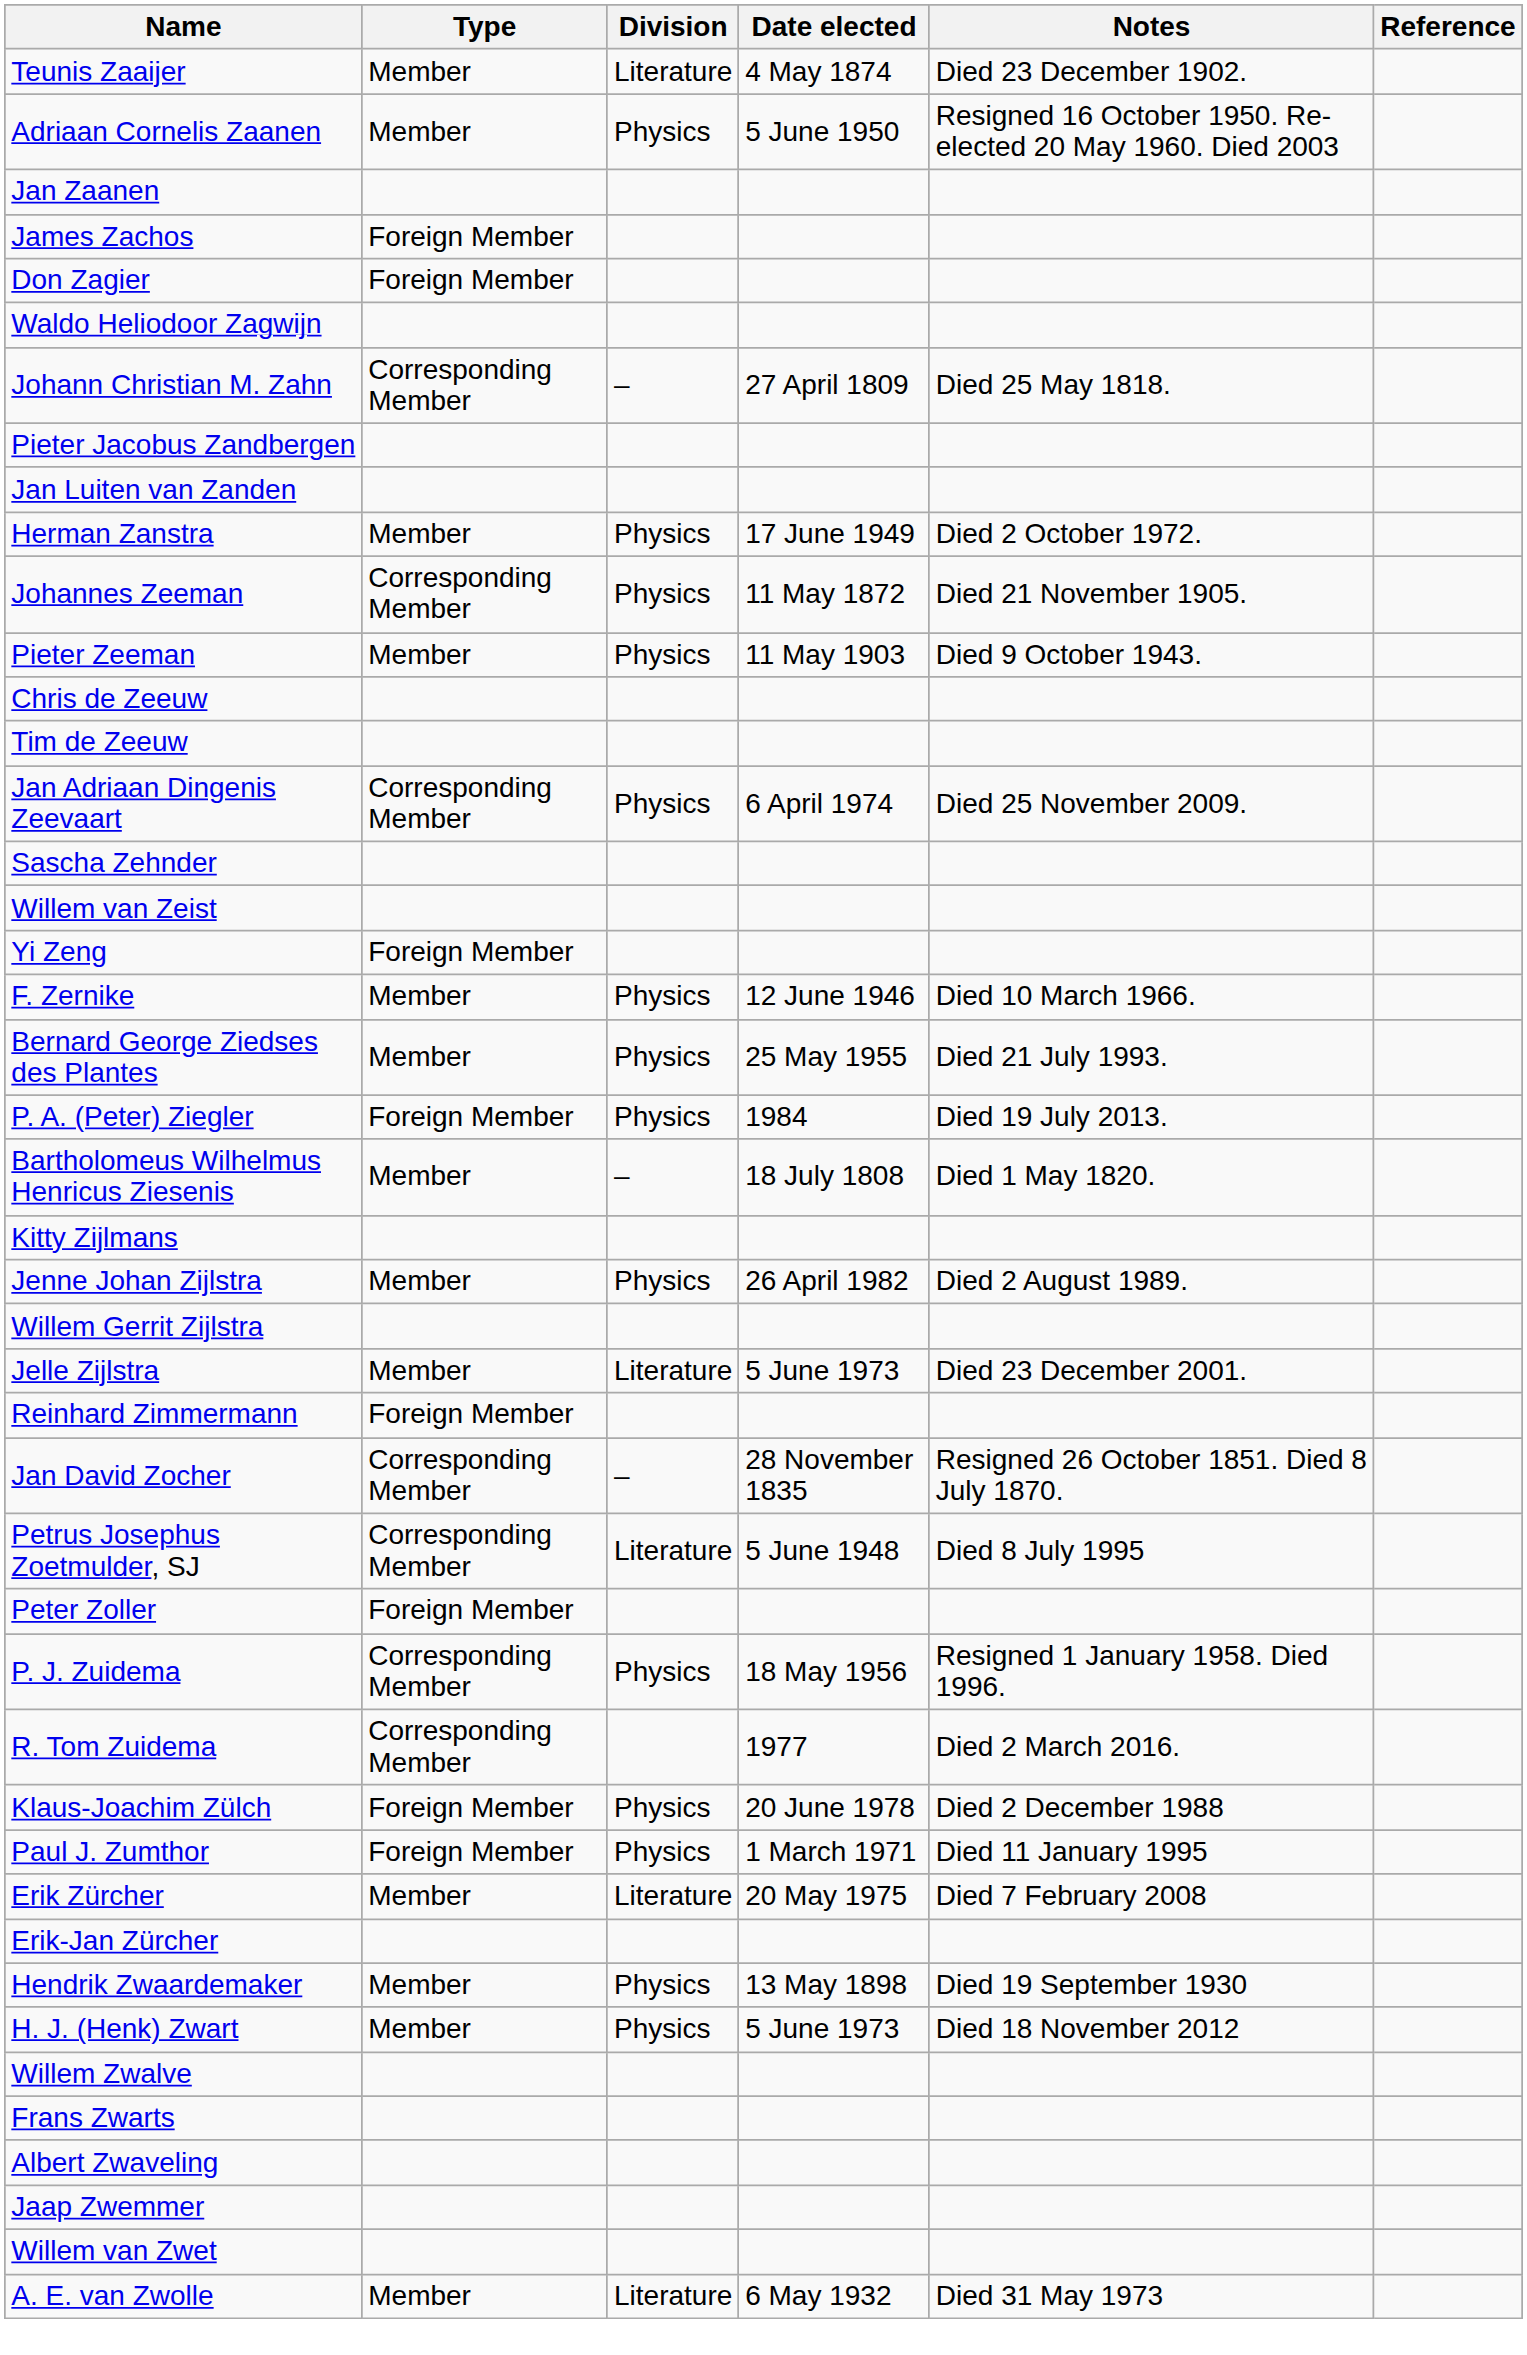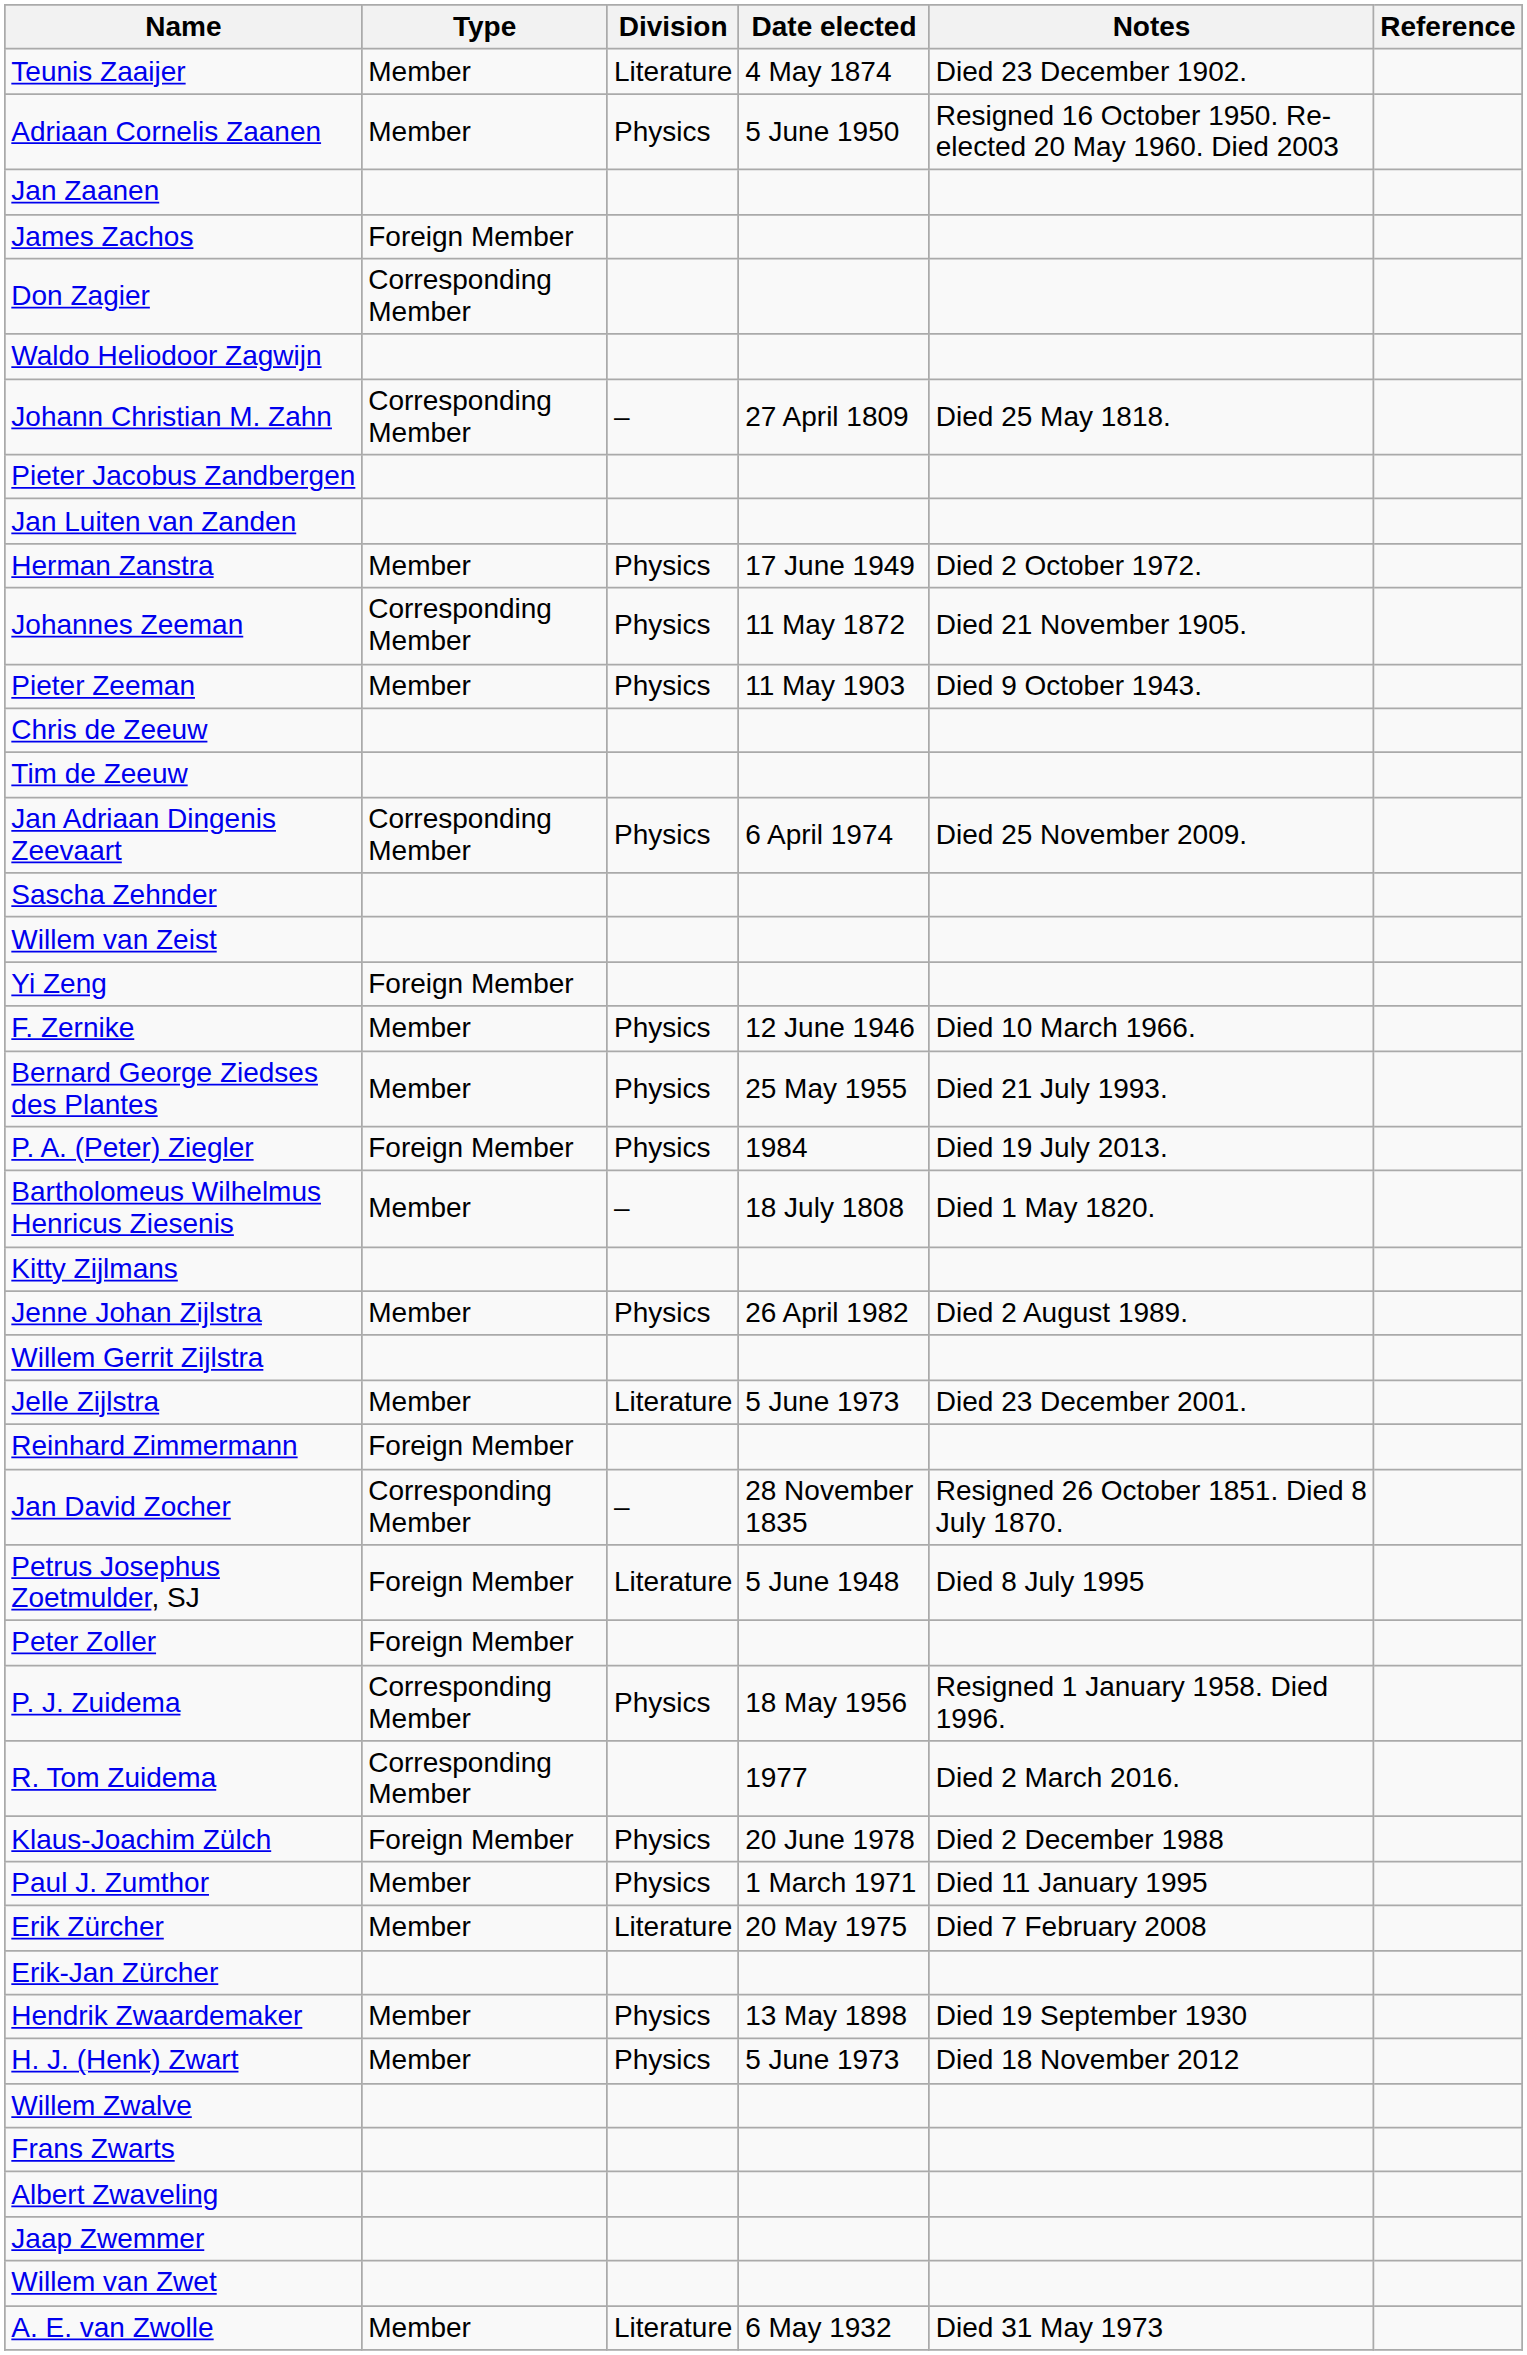(471, 280) Foreign Member -> (460, 295) Corresponding Member
(460, 1550) Corresponding Member -> (471, 1582) Foreign Member
(471, 1851) Foreign Member -> (420, 1883) Member
